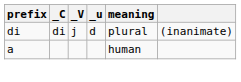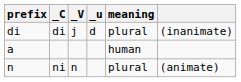+ row: (59, 67)
